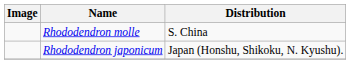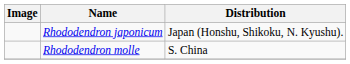rows swapped: (91, 31) <-> (103, 50)
